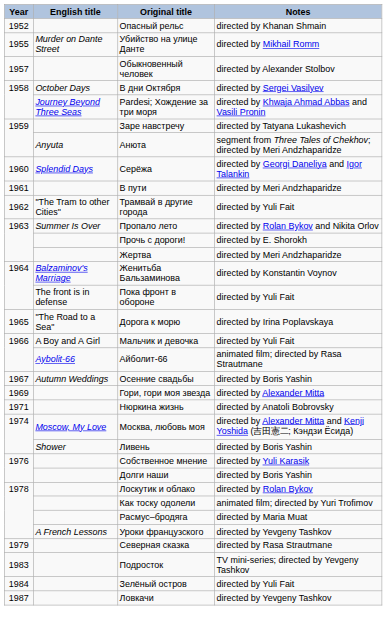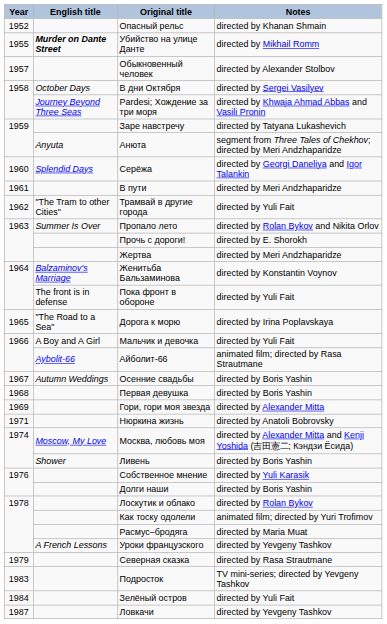(69, 45) normal -> (71, 45) bold
+ row: (154, 393)
